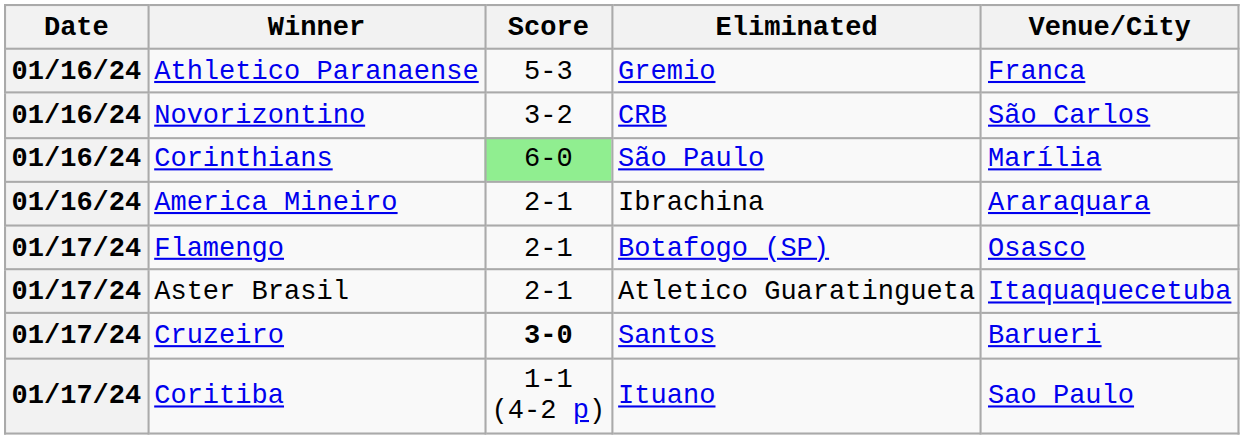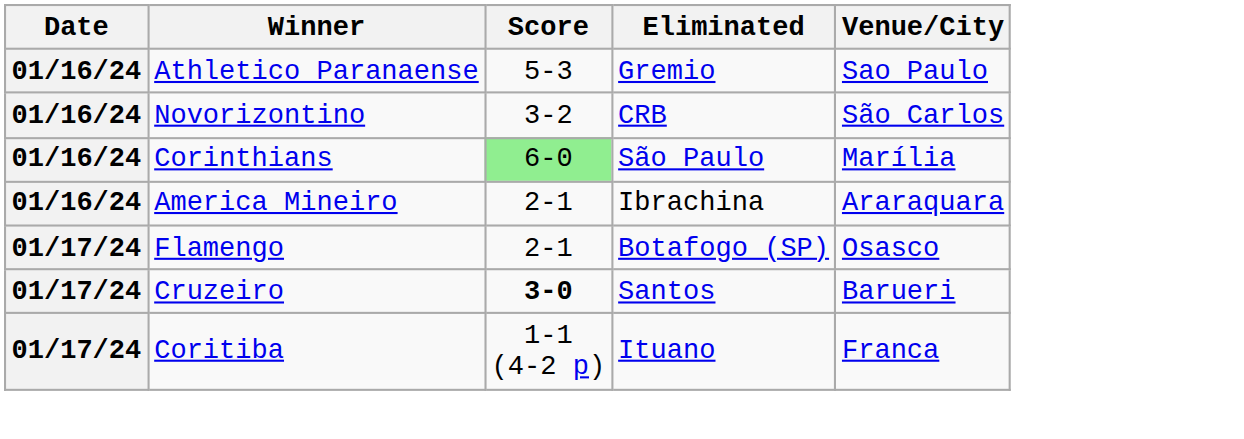(1037, 71) Franca -> (915, 71) Sao Paulo
- row: (252, 291)
(1061, 395) Sao Paulo -> (891, 351) Franca
